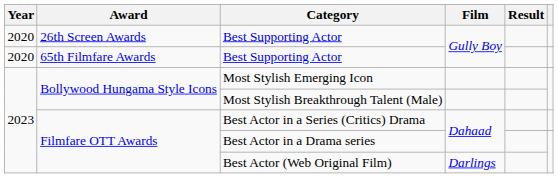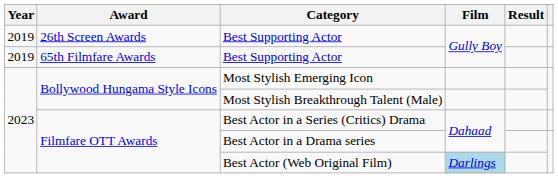(21, 36) 2020 -> (21, 36) 2019
(21, 57) 2020 -> (21, 57) 2019
(472, 162) no background -> (472, 162) lightblue background
